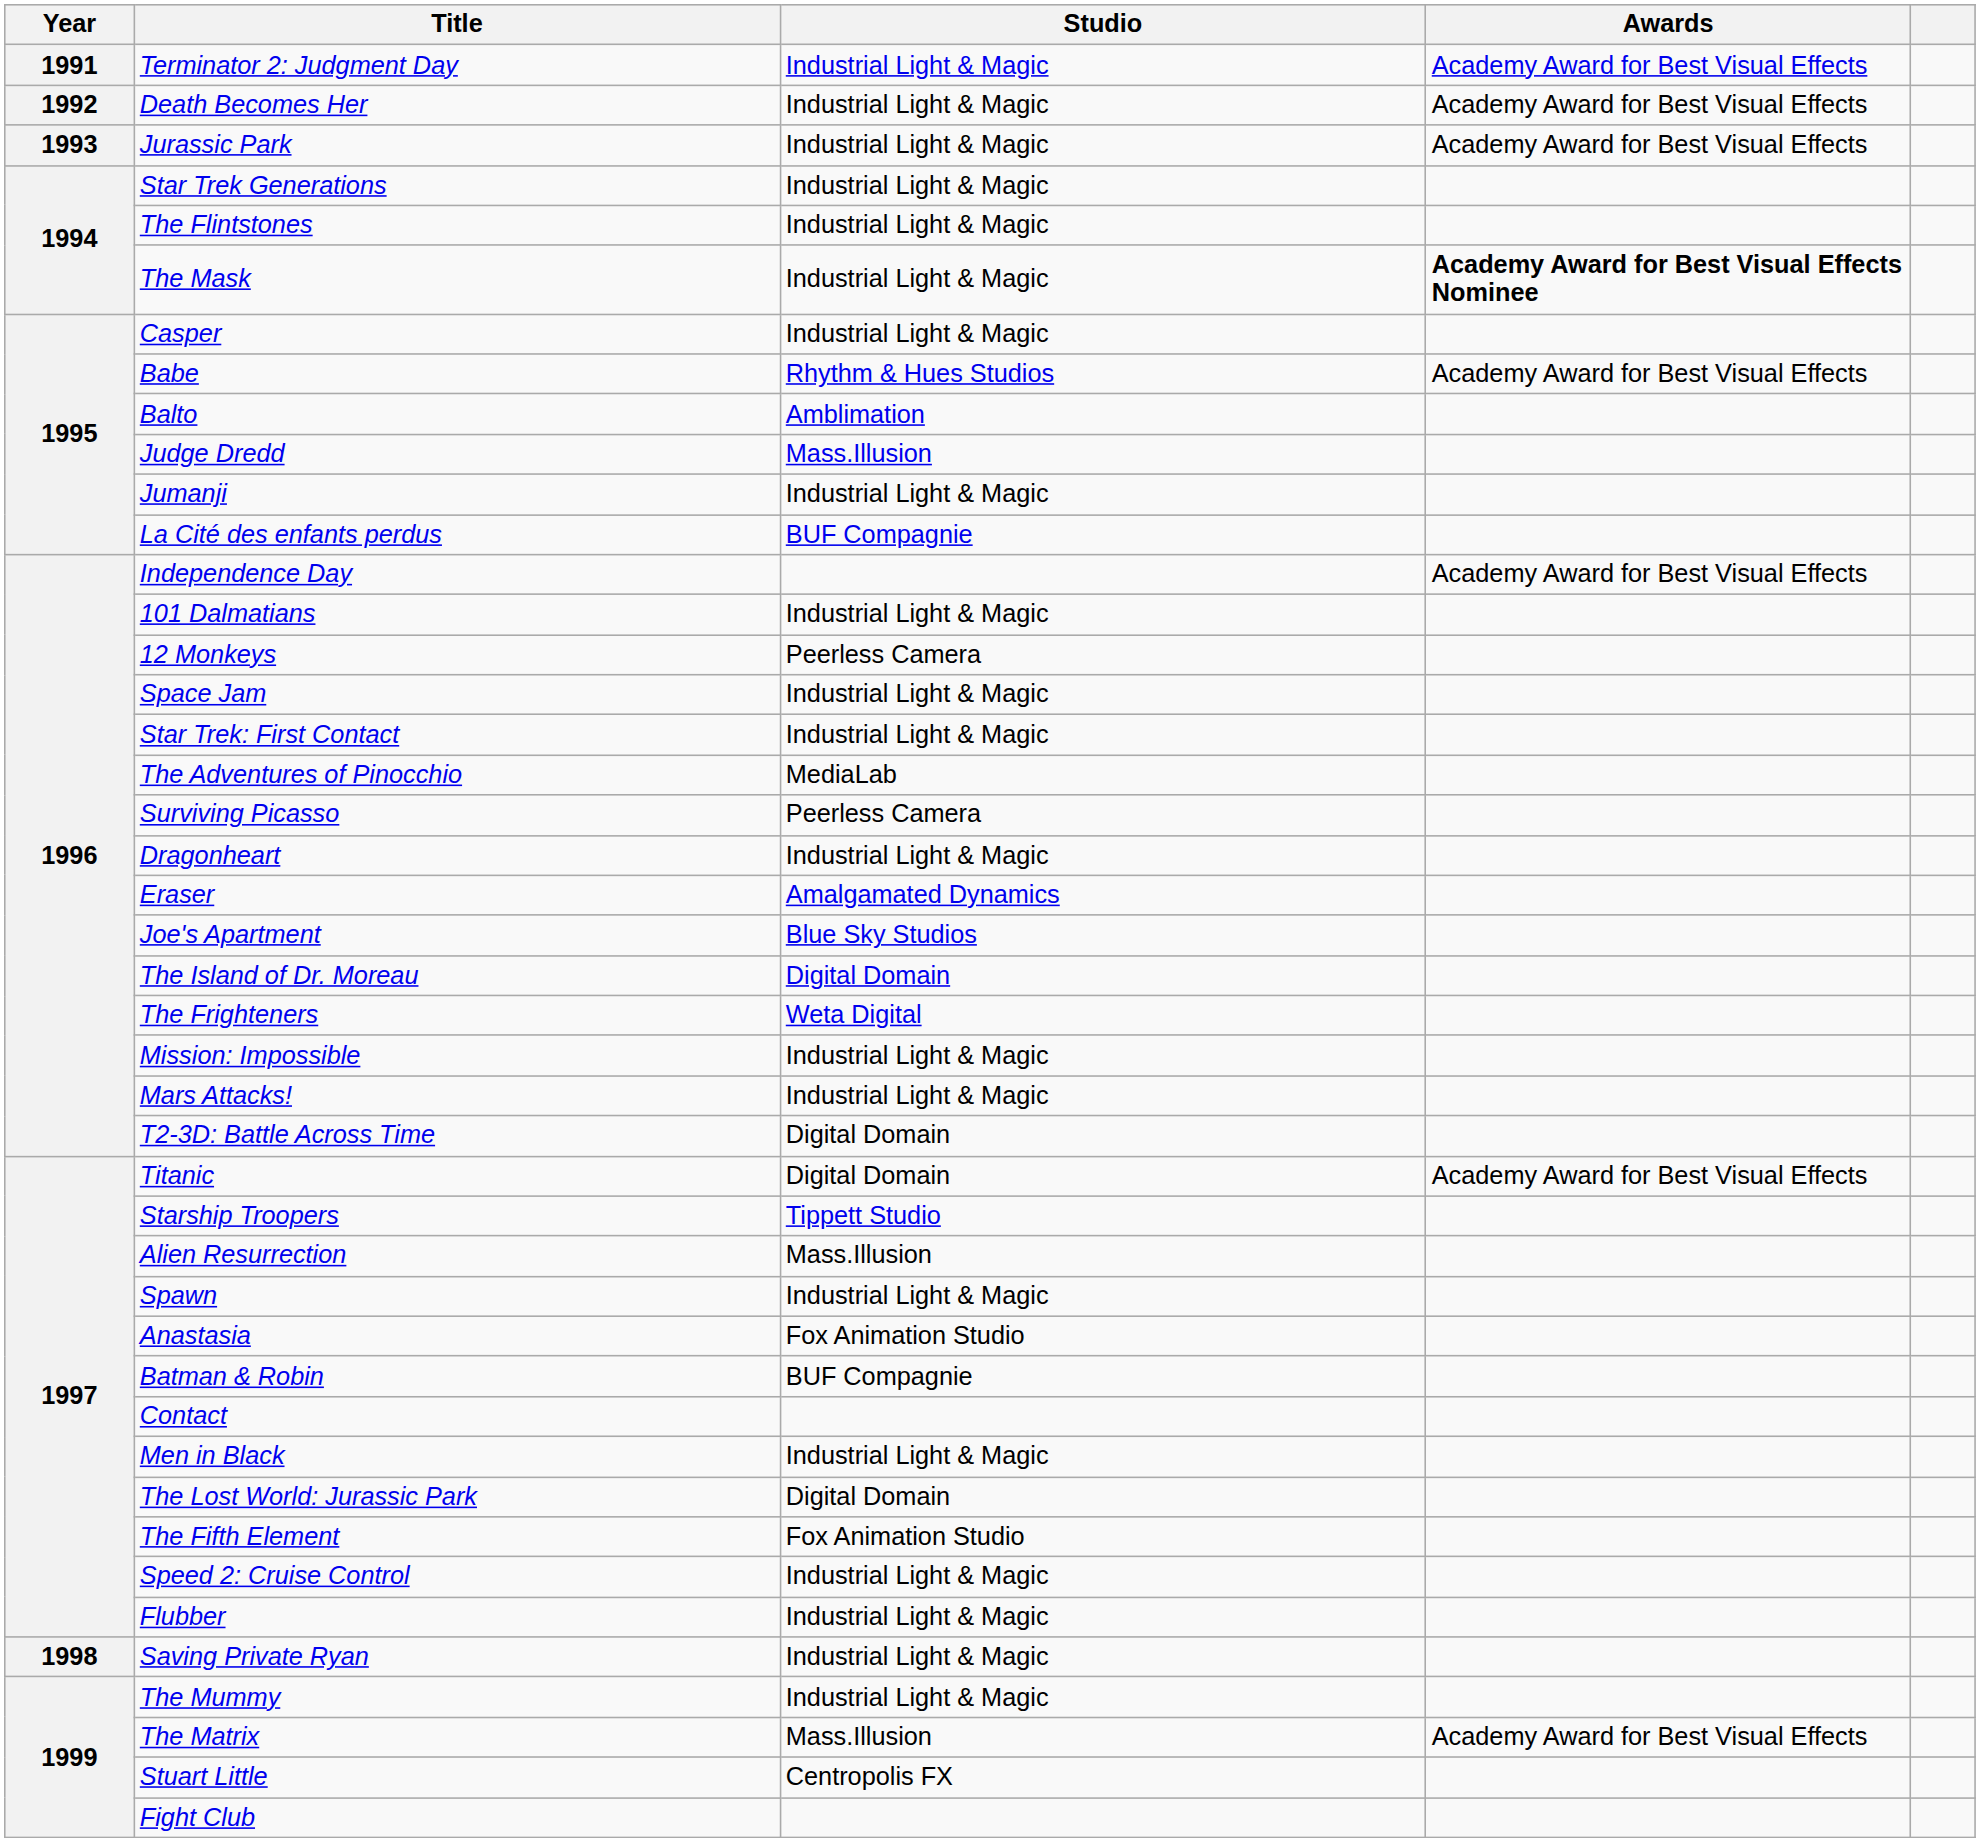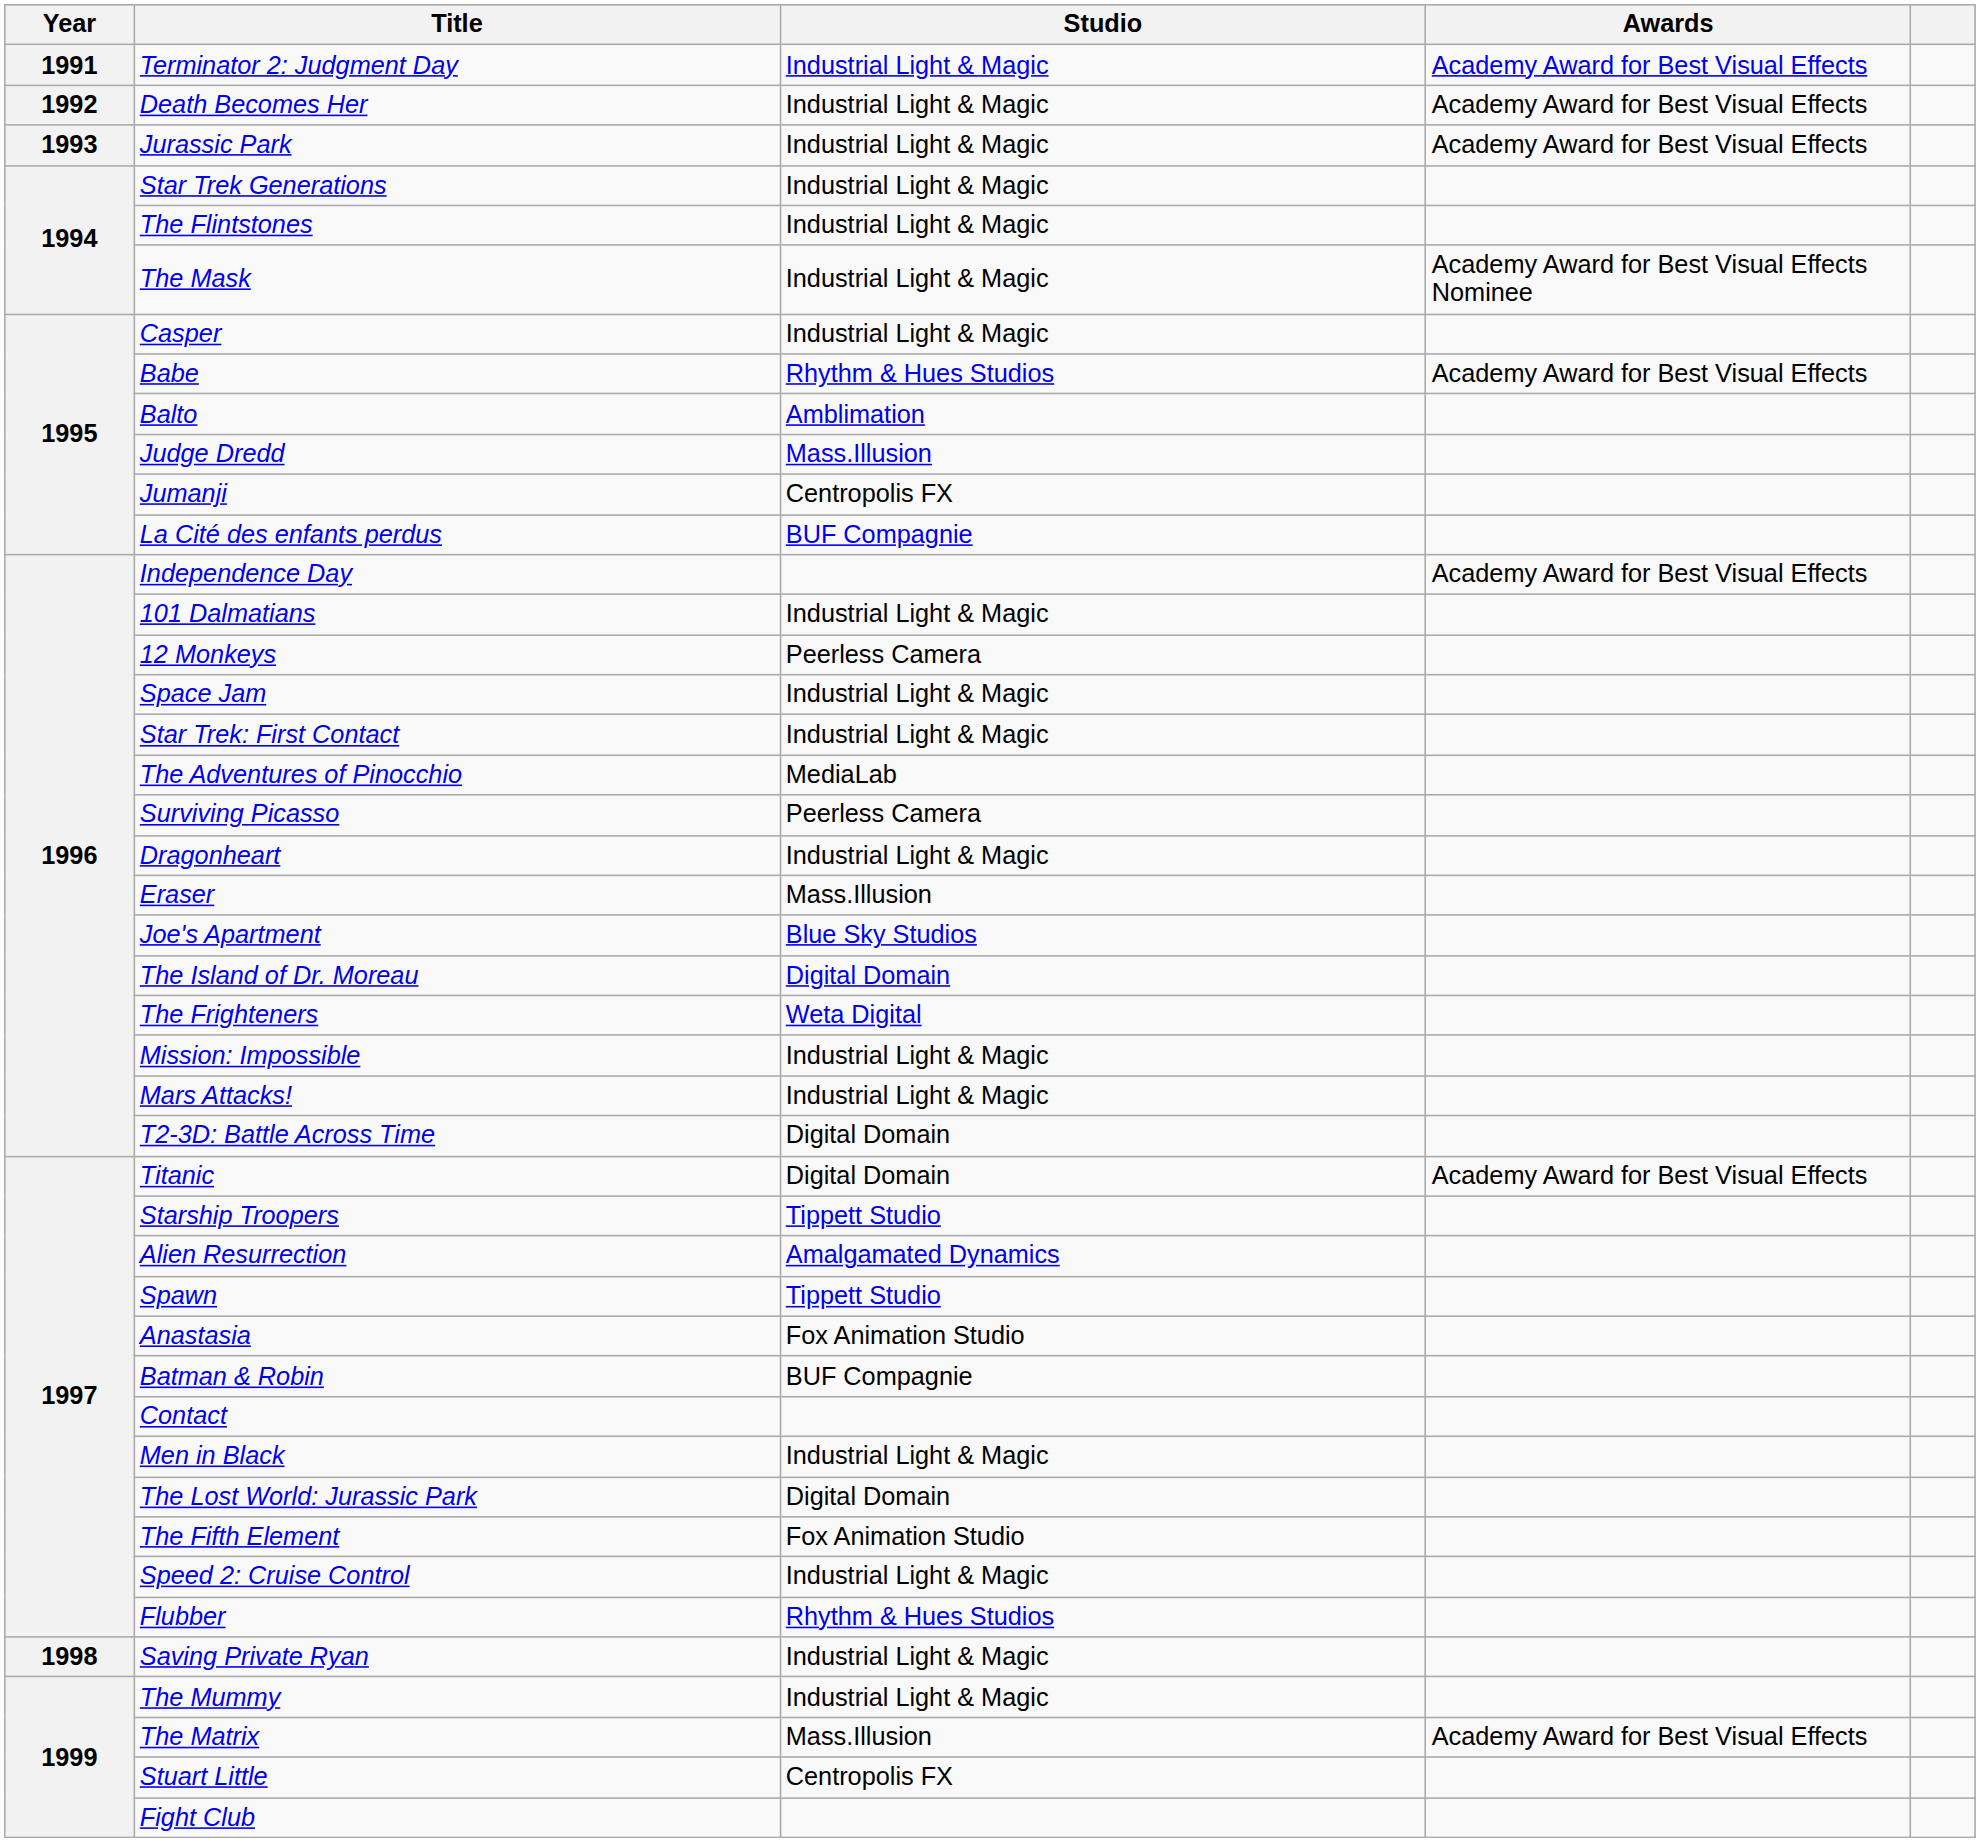(1667, 279) bold -> (1650, 279) normal
(917, 494) Industrial Light & Magic -> (869, 494) Centropolis FX
(923, 894) Amalgamated Dynamics -> (859, 894) Mass.Illusion
(859, 1255) Mass.Illusion -> (923, 1255) Amalgamated Dynamics
(917, 1295) Industrial Light & Magic -> (863, 1295) Tippett Studio
(917, 1616) Industrial Light & Magic -> (920, 1616) Rhythm & Hues Studios
